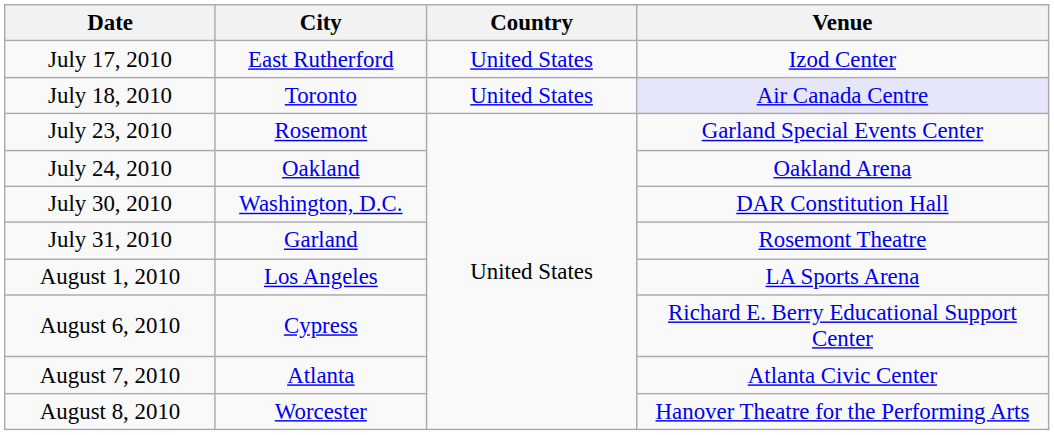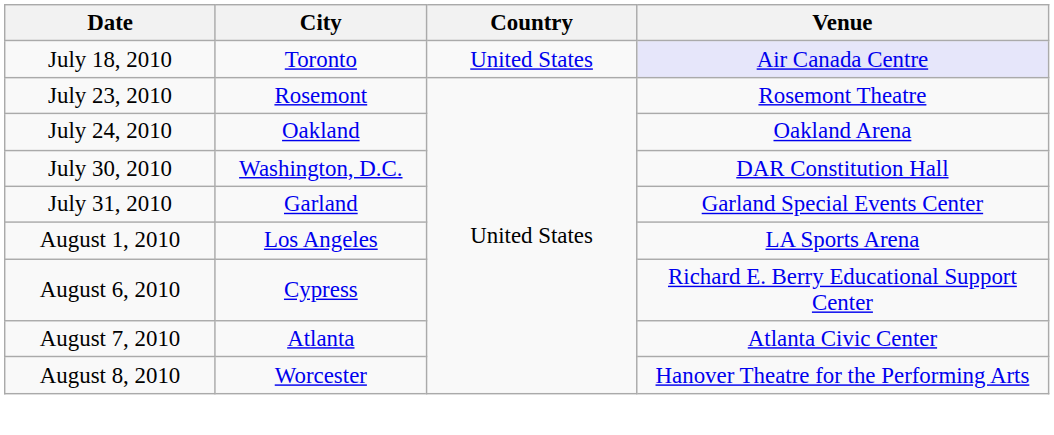- row: (110, 58)
(842, 131) Garland Special Events Center -> (842, 95) Rosemont Theatre
(842, 240) Rosemont Theatre -> (842, 204) Garland Special Events Center
